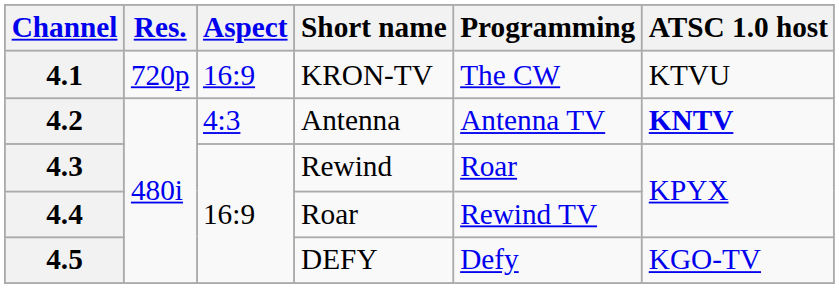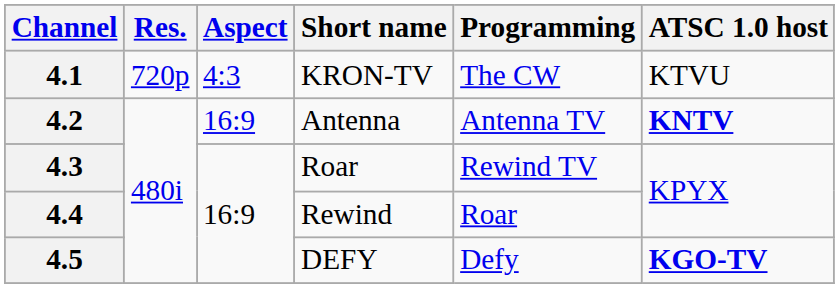(229, 74) 16:9 -> (222, 74) 4:3
(222, 120) 4:3 -> (229, 120) 16:9
(347, 167) Rewind -> (330, 167) Roar
(489, 167) Roar -> (529, 167) Rewind TV
(330, 213) Roar -> (347, 213) Rewind
(529, 213) Rewind TV -> (489, 213) Roar
(705, 259) normal -> (708, 259) bold
